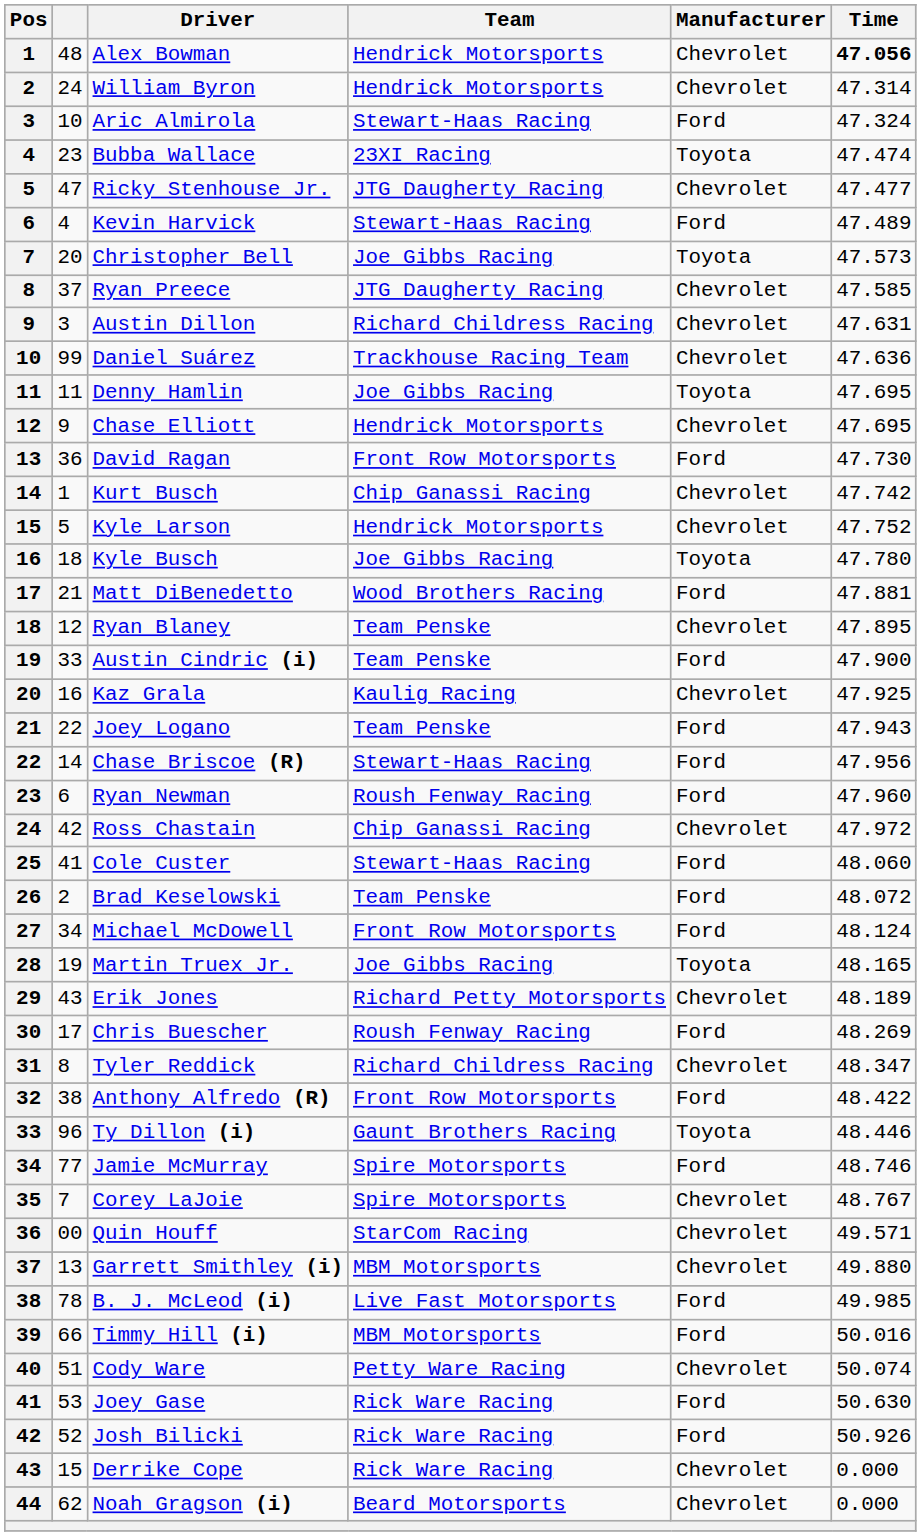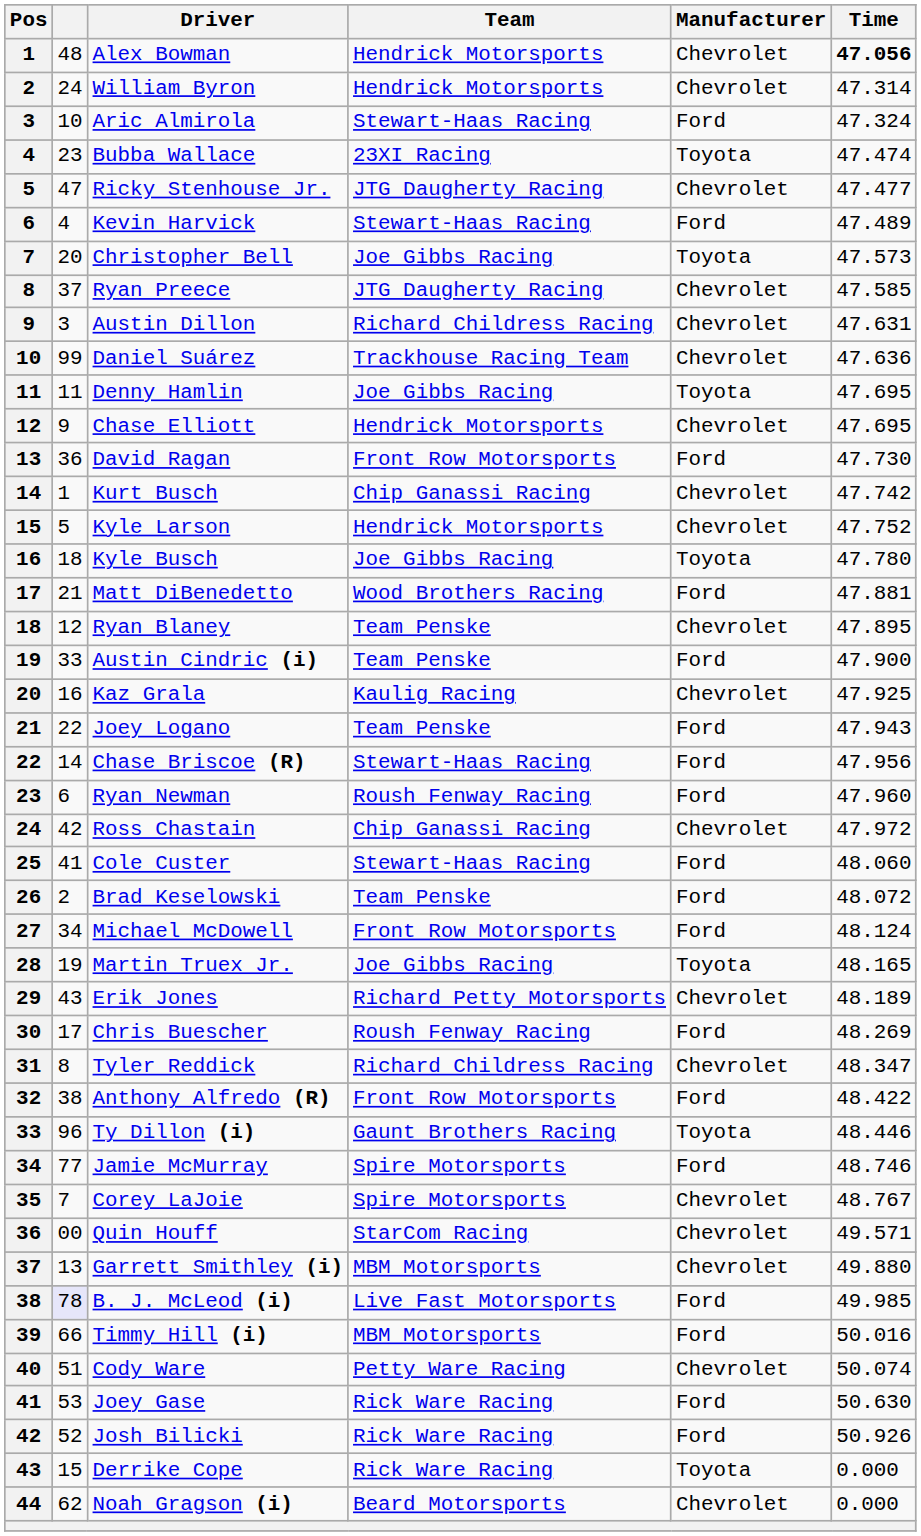(70, 1302) no background -> (70, 1302) lavender background
(732, 1471) Chevrolet -> (714, 1471) Toyota
